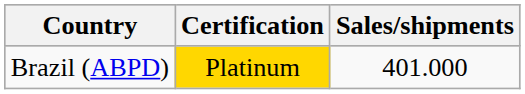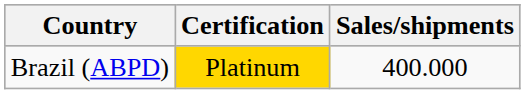(425, 66) 401.000 -> (425, 66) 400.000
